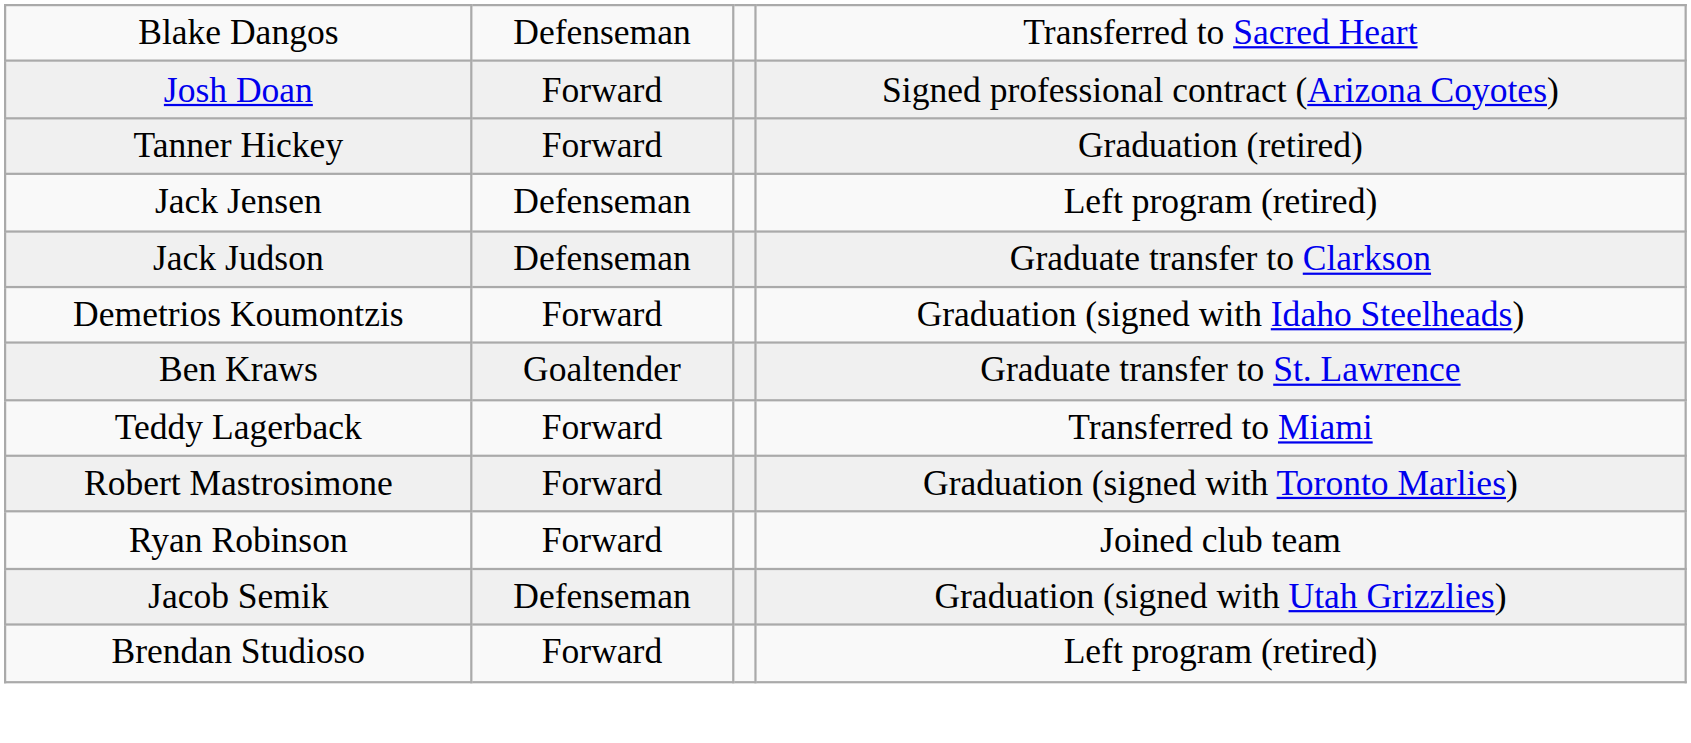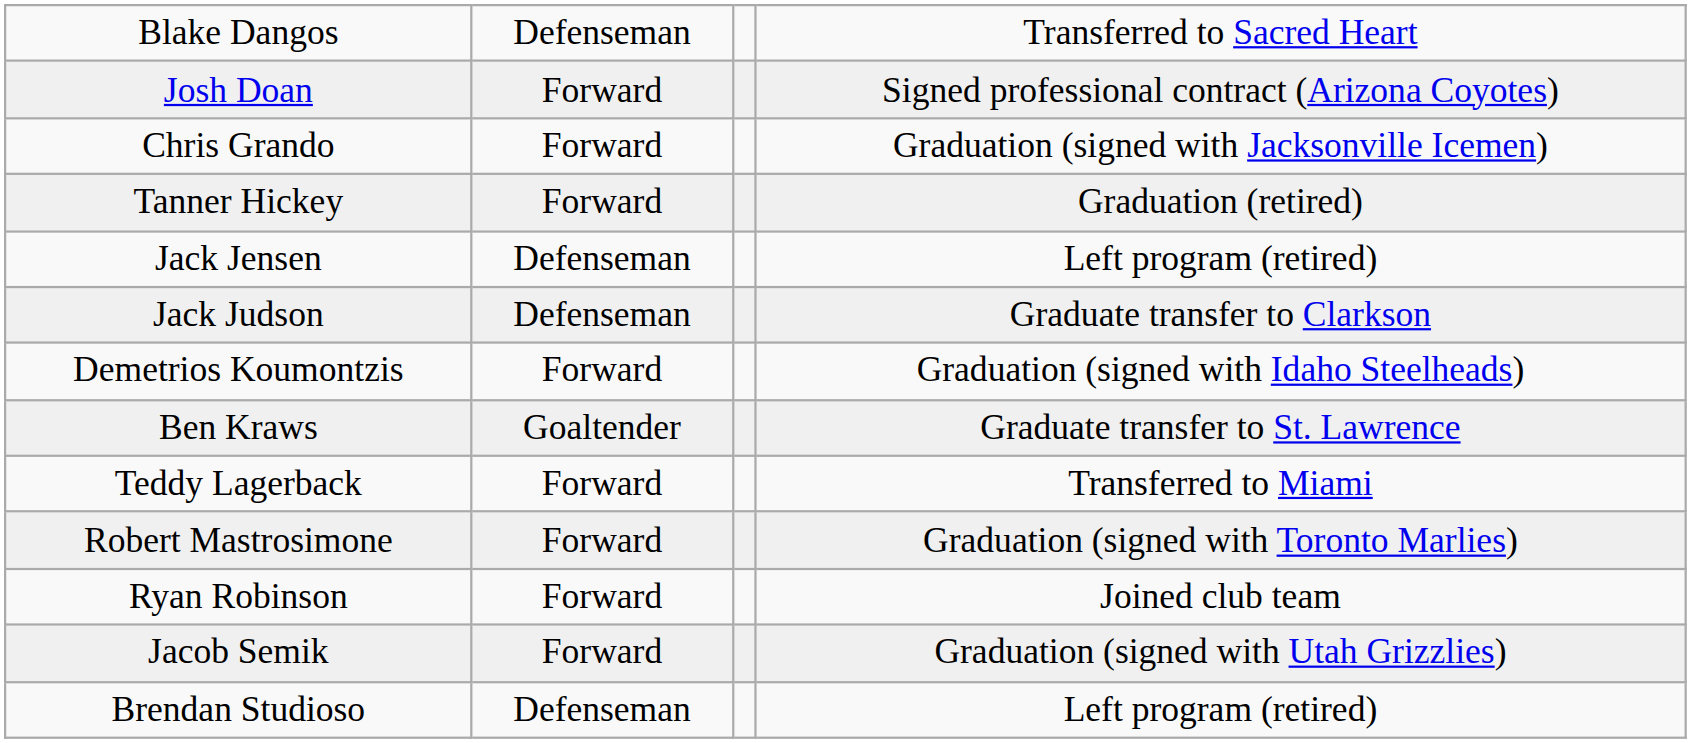+ row: (238, 145)
(602, 595) Defenseman -> (602, 652) Forward
(602, 652) Forward -> (602, 708) Defenseman
